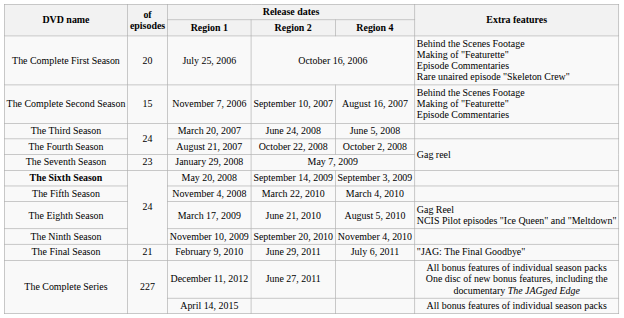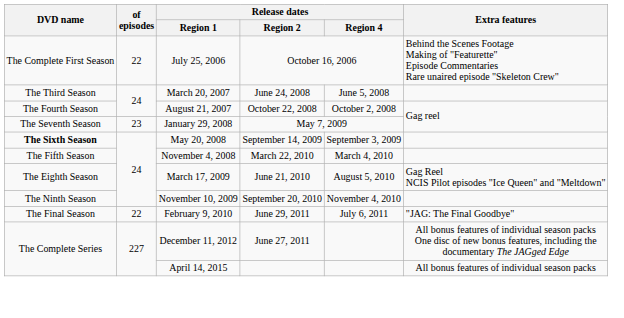(148, 60) 20 -> (137, 60) 22
- row: (209, 104)
(148, 252) 21 -> (137, 214) 22
